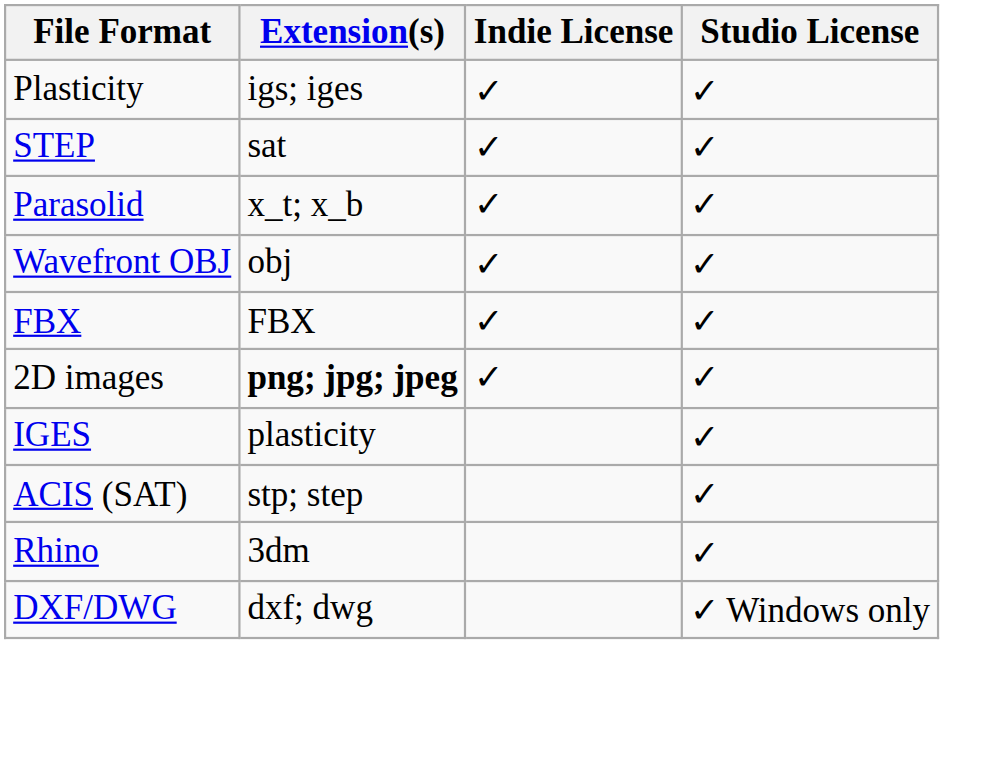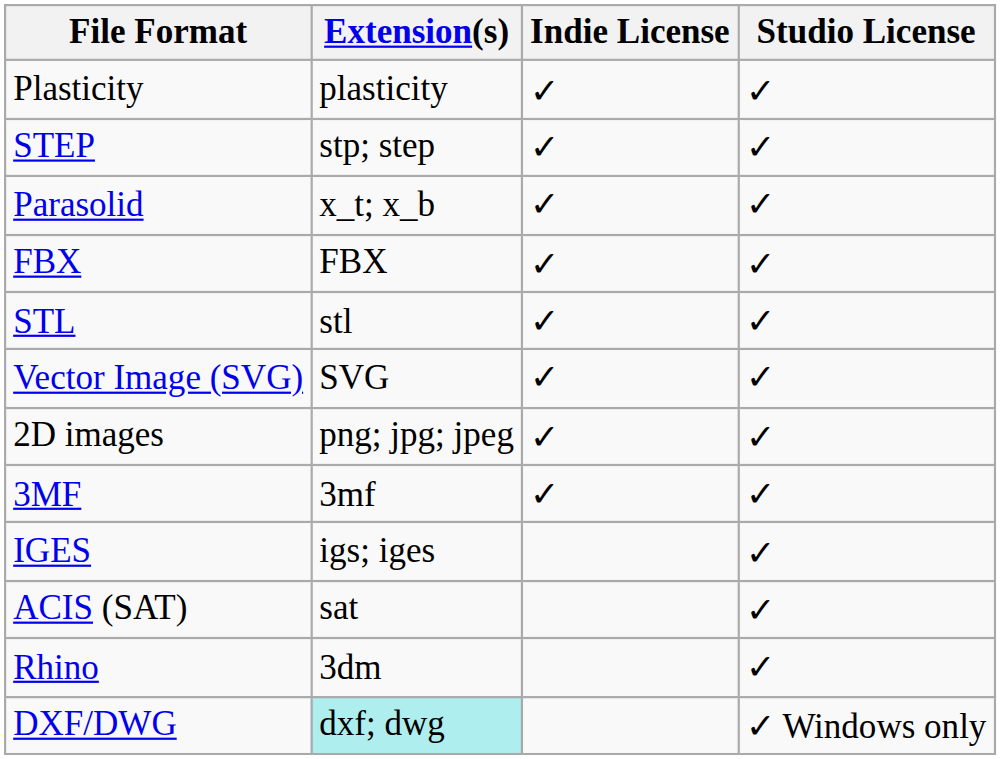(305, 88) igs; iges -> (384, 88) plasticity
(267, 146) sat -> (377, 146) stp; step
- row: (122, 262)
+ row: (44, 319)
+ row: (158, 377)
(353, 377) bold -> (417, 435) normal
+ row: (47, 493)
(312, 435) plasticity -> (377, 551) igs; iges
(305, 493) stp; step -> (339, 608) sat
(310, 608) no background -> (382, 724) paleturquoise background
